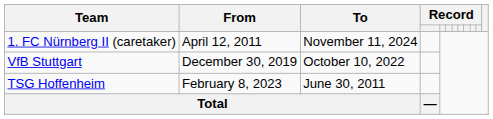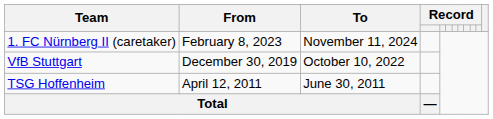(222, 41) April 12, 2011 -> (232, 41) February 8, 2023
(232, 83) February 8, 2023 -> (222, 83) April 12, 2011
